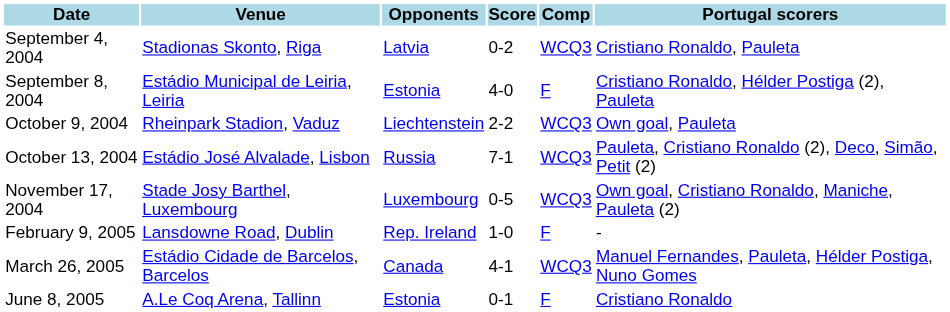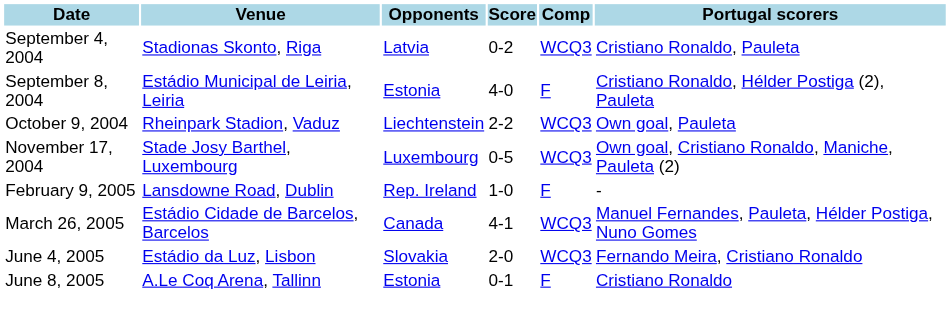- row: (71, 157)
+ row: (55, 256)
